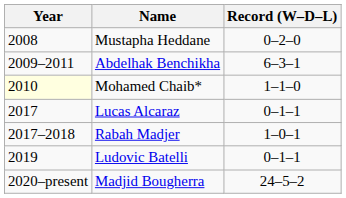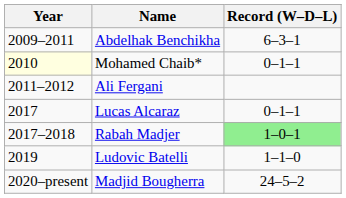- row: (153, 39)
(282, 87) 1–1–0 -> (282, 63) 0–1–1
+ row: (129, 87)
(282, 134) no background -> (282, 134) lightgreen background
(282, 157) 0–1–1 -> (282, 157) 1–1–0
